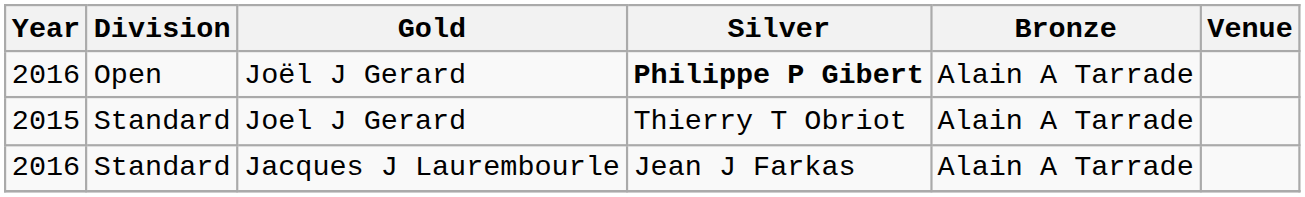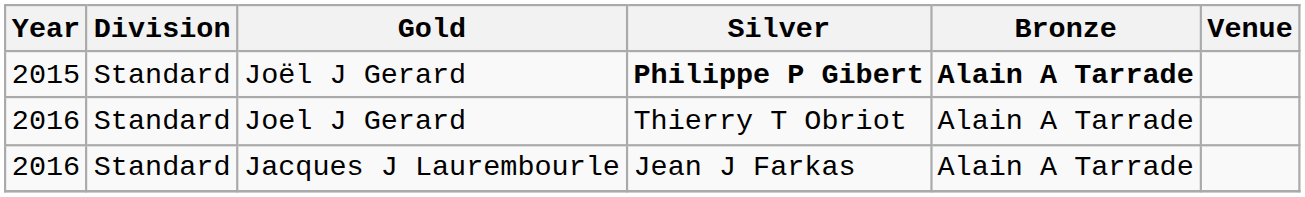(46, 75) 2016 -> (46, 75) 2015
(128, 75) Open -> (162, 75) Standard
(1066, 75) normal -> (1066, 75) bold
(46, 121) 2015 -> (46, 121) 2016
